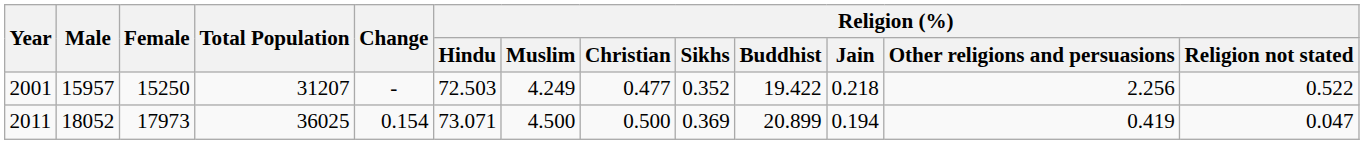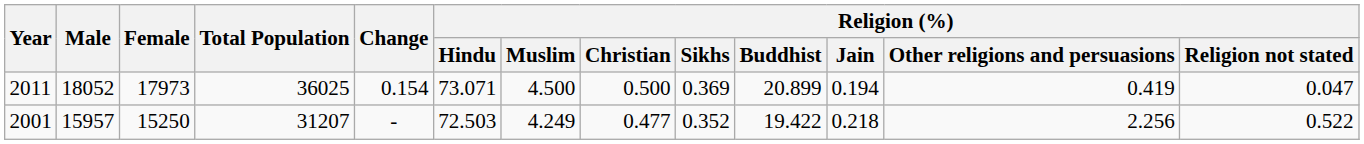rows swapped: (31, 88) <-> (30, 121)
